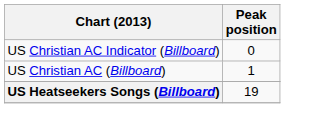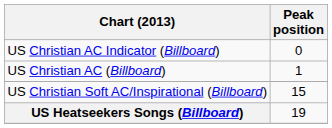+ row: (137, 92)
